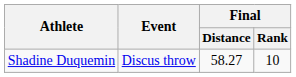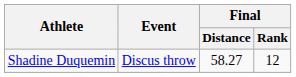(273, 61) 10 -> (273, 61) 12
